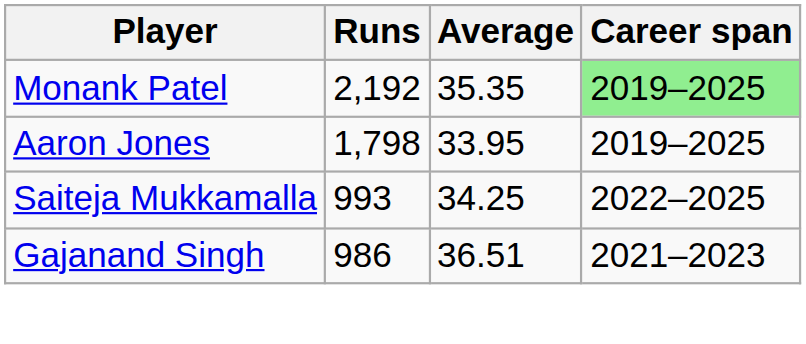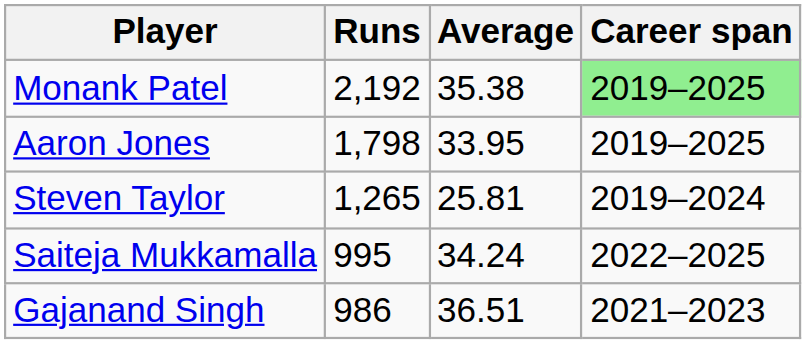(481, 87) 35.35 -> (481, 87) 35.38
+ row: (119, 198)
(362, 198) 993 -> (362, 254) 995
(481, 198) 34.25 -> (481, 254) 34.24
